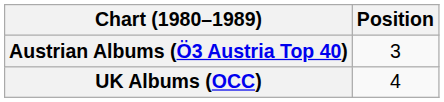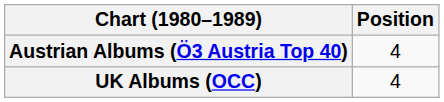(395, 50) 3 -> (395, 50) 4
